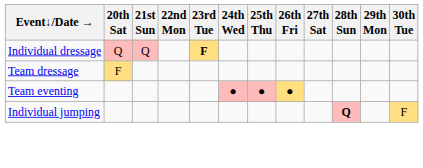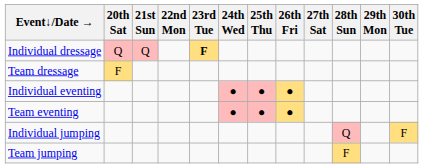+ row: (55, 91)
(346, 112) bold -> (346, 132) normal
+ row: (43, 153)
